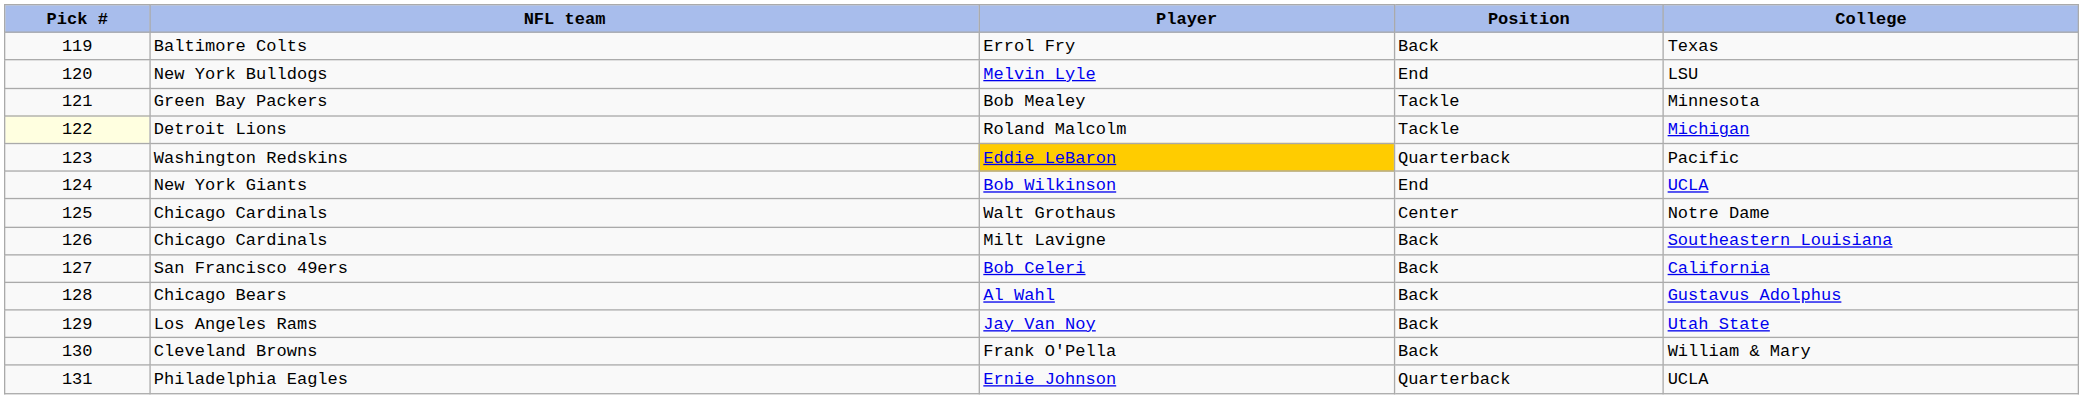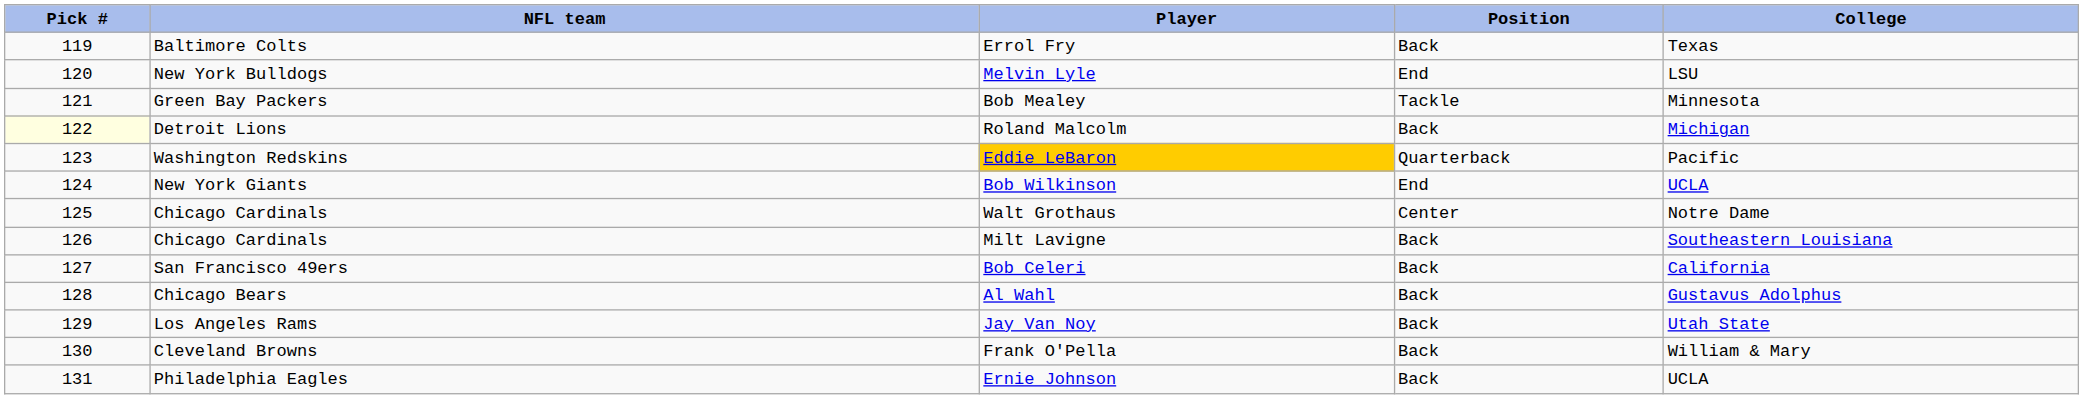(1429, 130) Tackle -> (1419, 130) Back
(1454, 379) Quarterback -> (1419, 379) Back
